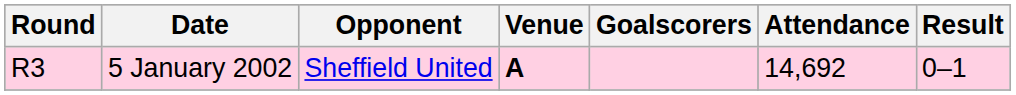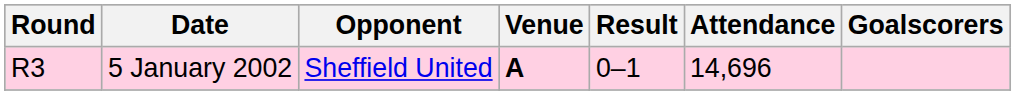columns swapped: (963, 25) <-> (674, 25)
(805, 68) 14,692 -> (731, 68) 14,696
